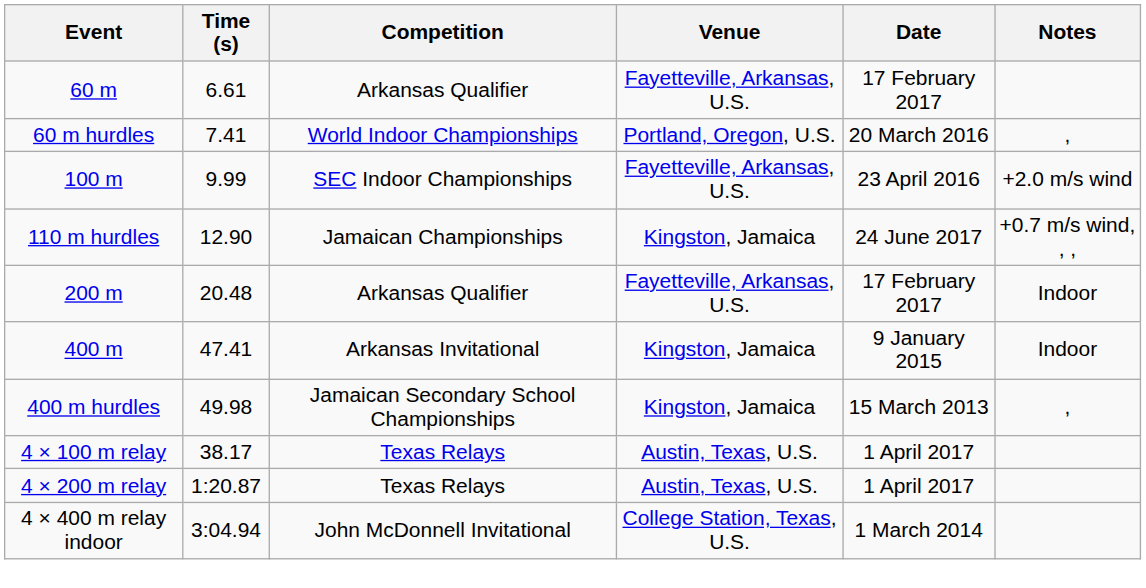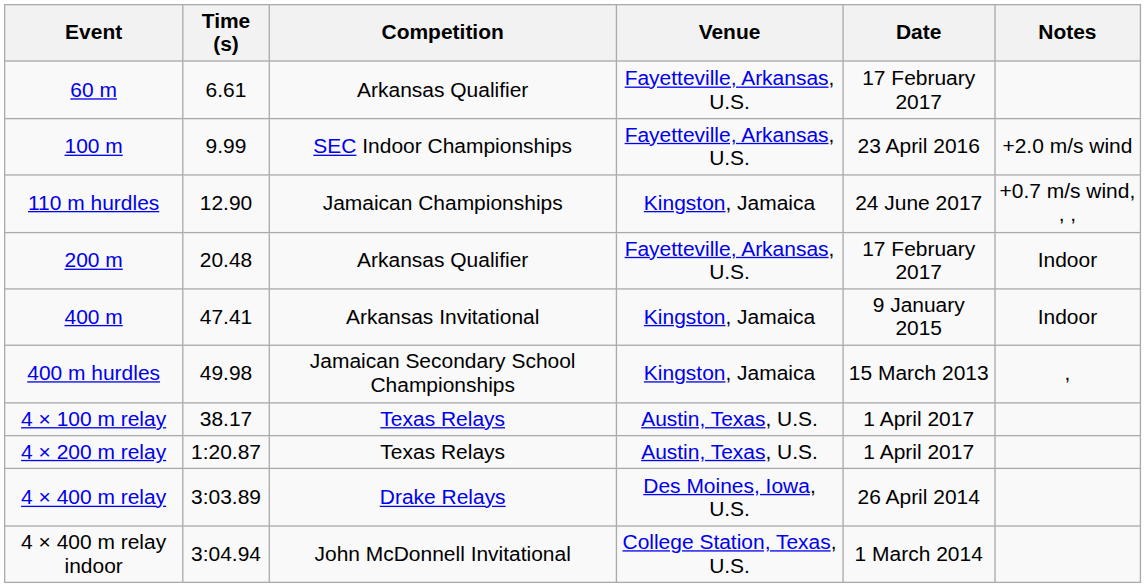- row: (94, 134)
+ row: (94, 497)
